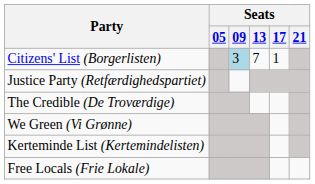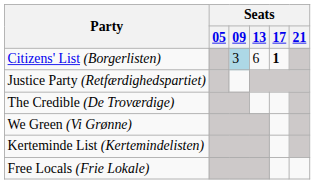(256, 59) 7 -> (256, 59) 6
(276, 59) normal -> (276, 59) bold
